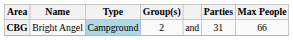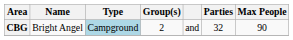(218, 27) 31 -> (218, 27) 32
(262, 27) 66 -> (262, 27) 90
